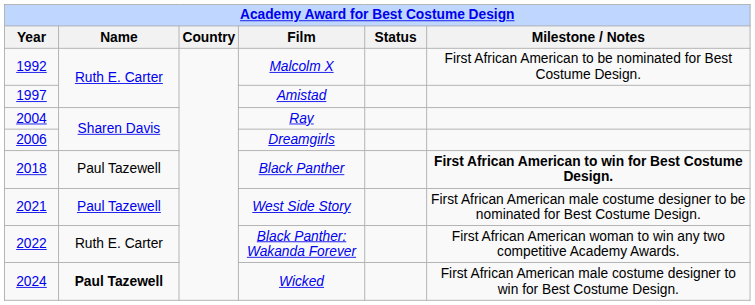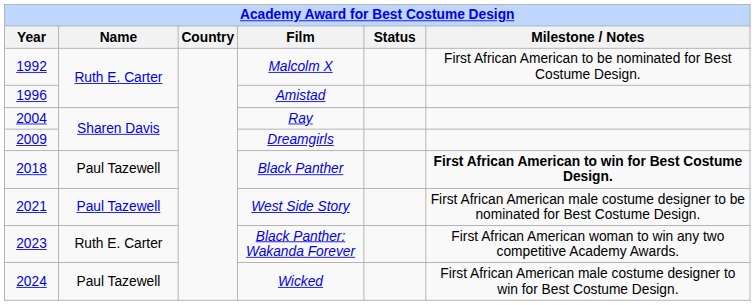(31, 96) 1997 -> (32, 96) 1996
(31, 140) 2006 -> (32, 140) 2009
(31, 244) 2022 -> (32, 244) 2023
(119, 281) bold -> (118, 281) normal
